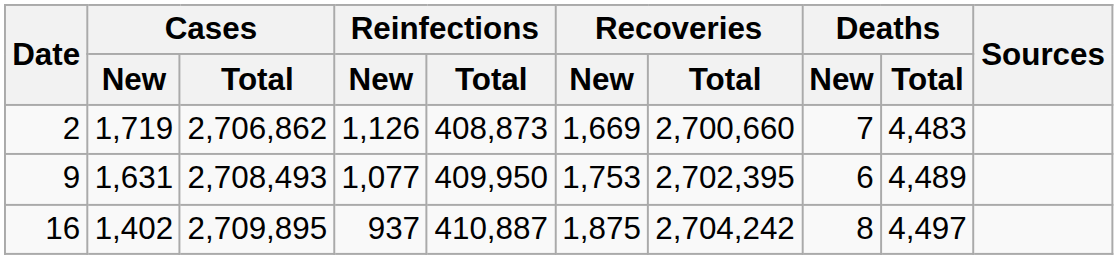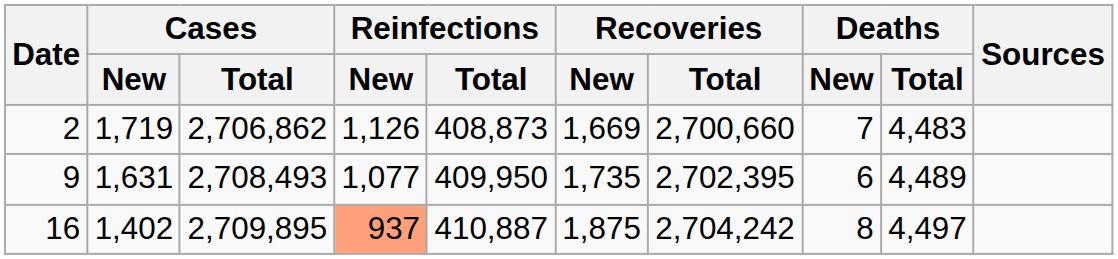(602, 178) 1,753 -> (602, 178) 1,735
(394, 228) no background -> (394, 228) lightsalmon background
